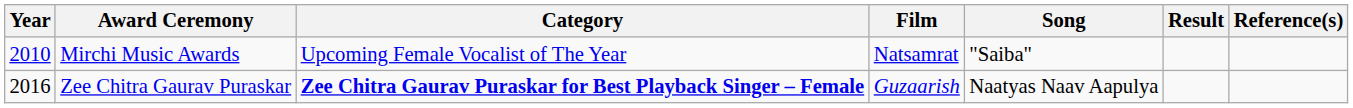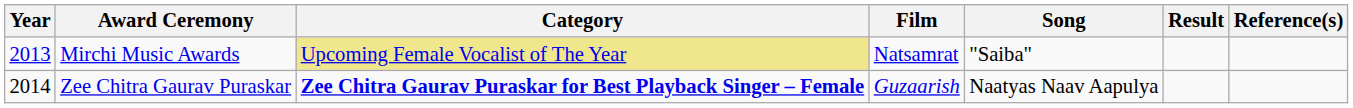(30, 53) 2010 -> (30, 53) 2013
(463, 53) no background -> (463, 53) khaki background
(30, 86) 2016 -> (30, 86) 2014
